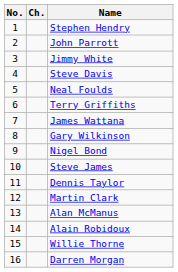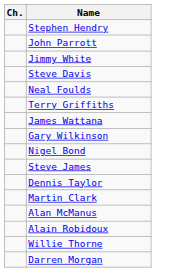- column: (15, 12)
